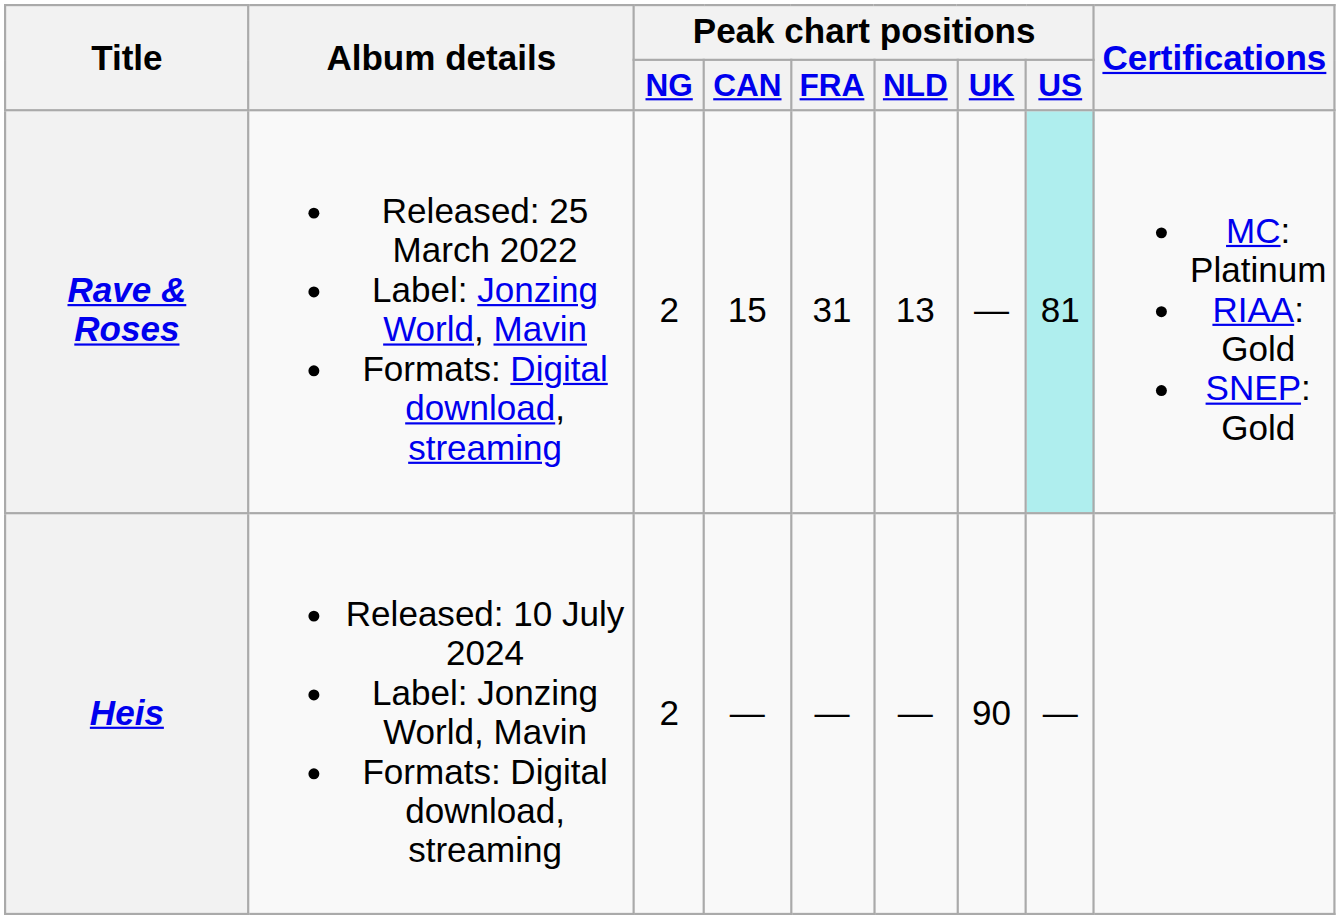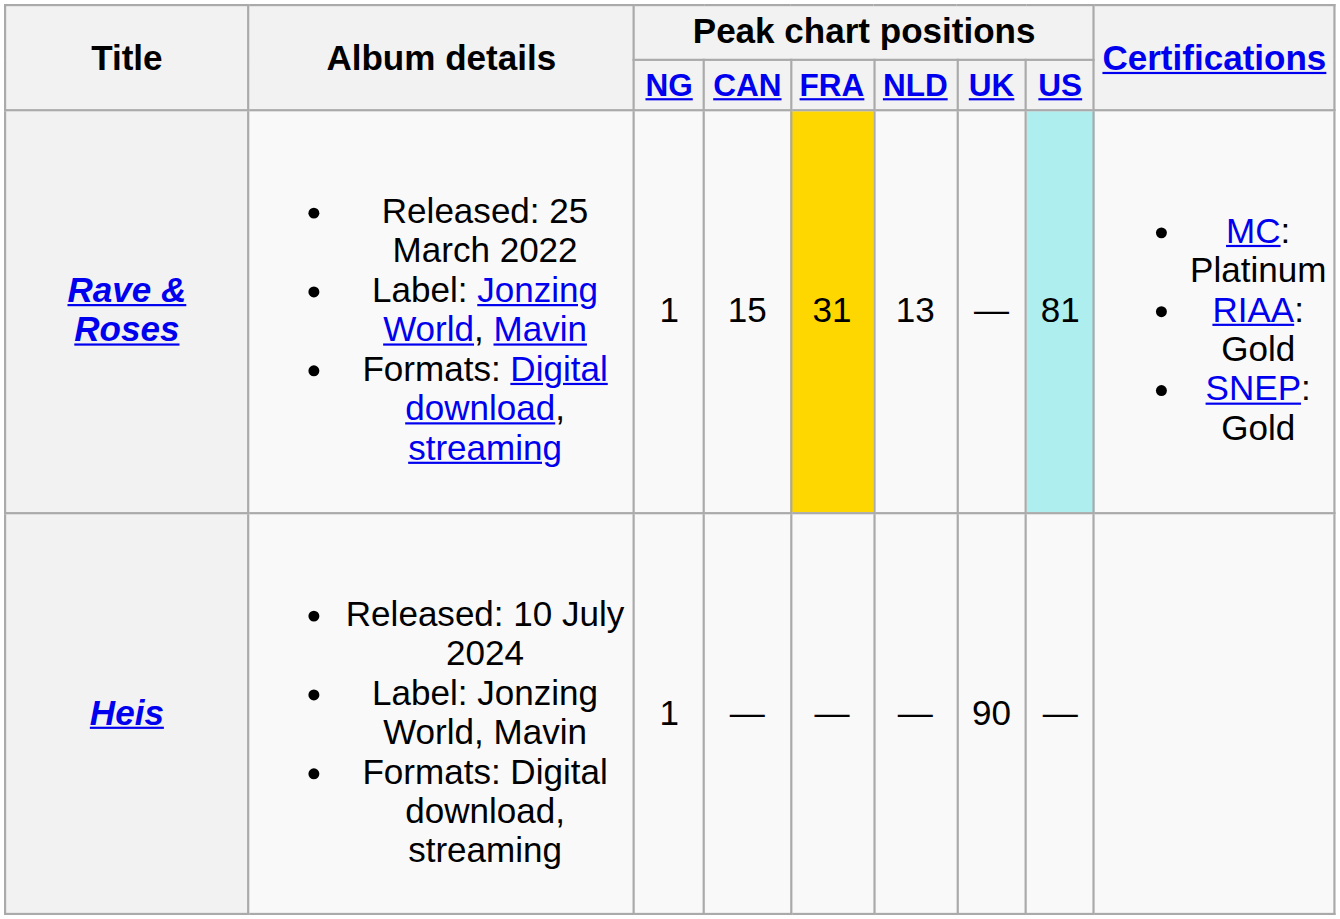(669, 310) 2 -> (669, 310) 1
(832, 310) no background -> (832, 310) gold background
(669, 712) 2 -> (669, 712) 1
